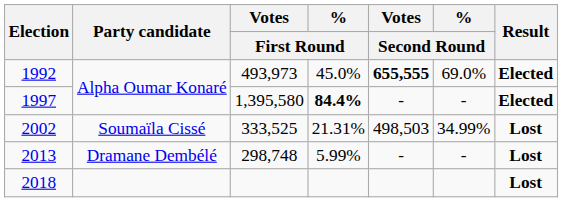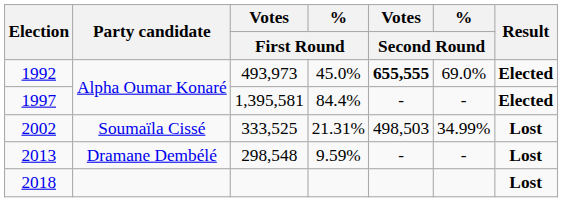(269, 100) 1,395,580 -> (269, 100) 1,395,581
(338, 100) bold -> (338, 100) normal
(269, 155) 298,748 -> (269, 155) 298,548
(338, 155) 5.99% -> (338, 155) 9.59%
